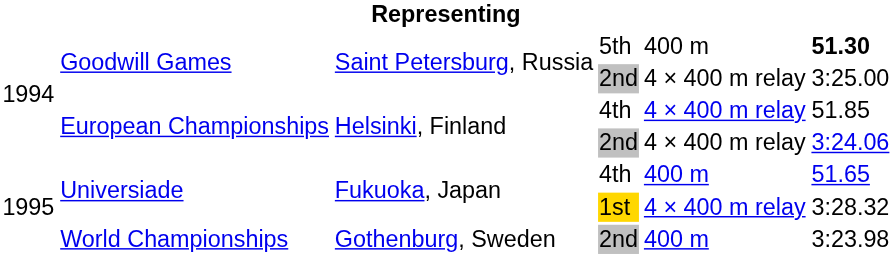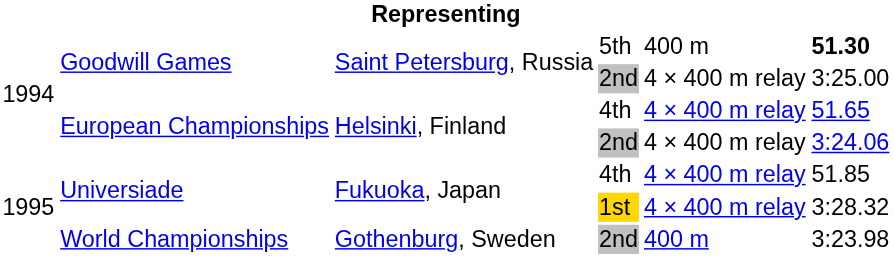(841, 110) 51.85 -> (841, 110) 51.65
(676, 174) 400 m -> (725, 174) 4 × 400 m relay
(841, 174) 51.65 -> (841, 174) 51.85
